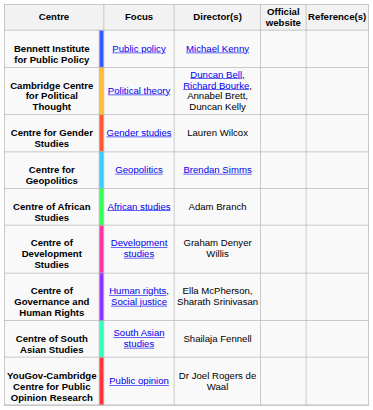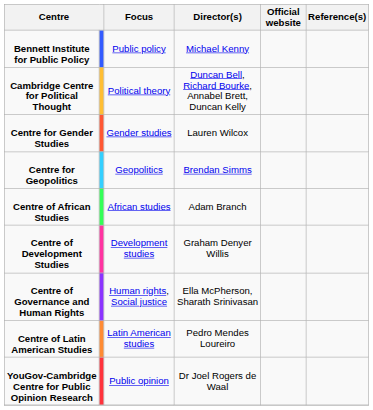+ row: (52, 344)
- row: (52, 344)
